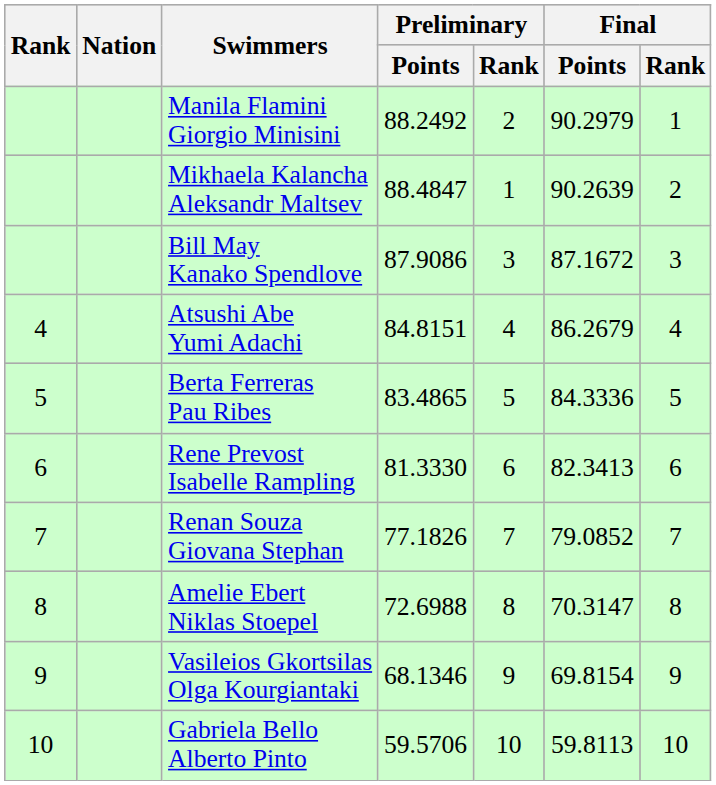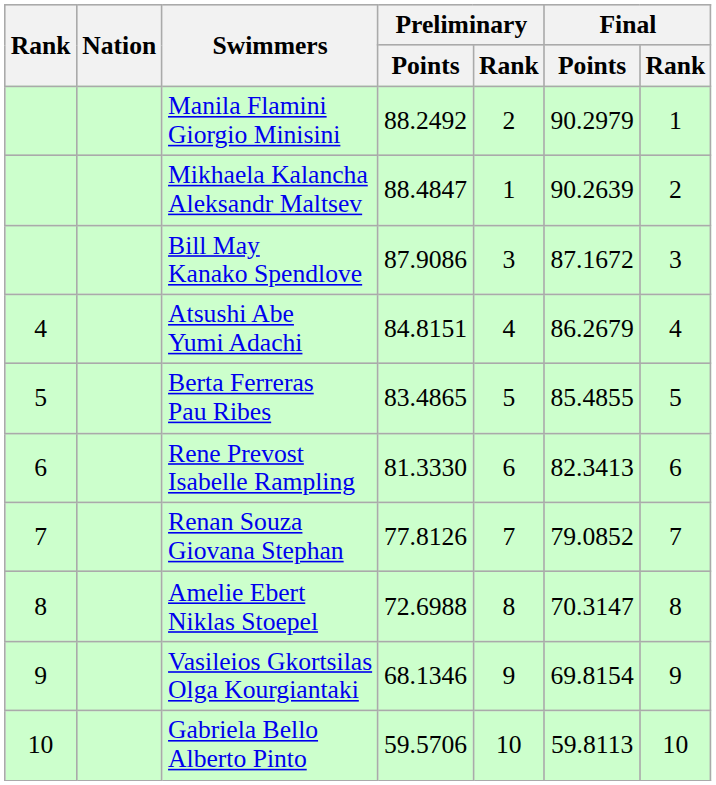(592, 398) 84.3336 -> (592, 398) 85.4855
(426, 536) 77.1826 -> (426, 536) 77.8126
